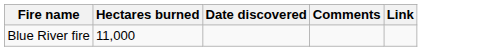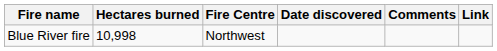+ column: (240, 14)
(115, 35) 11,000 -> (116, 35) 10,998
